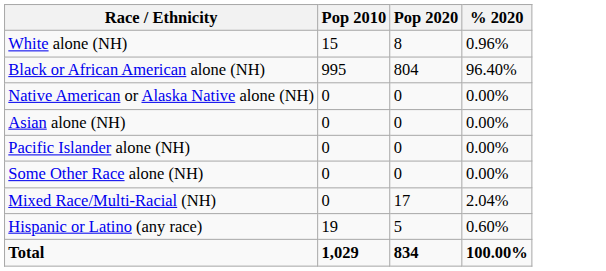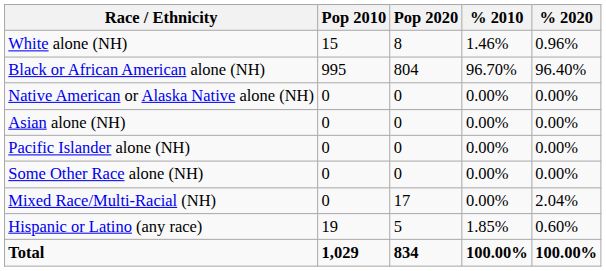+ column: (497, 17)
